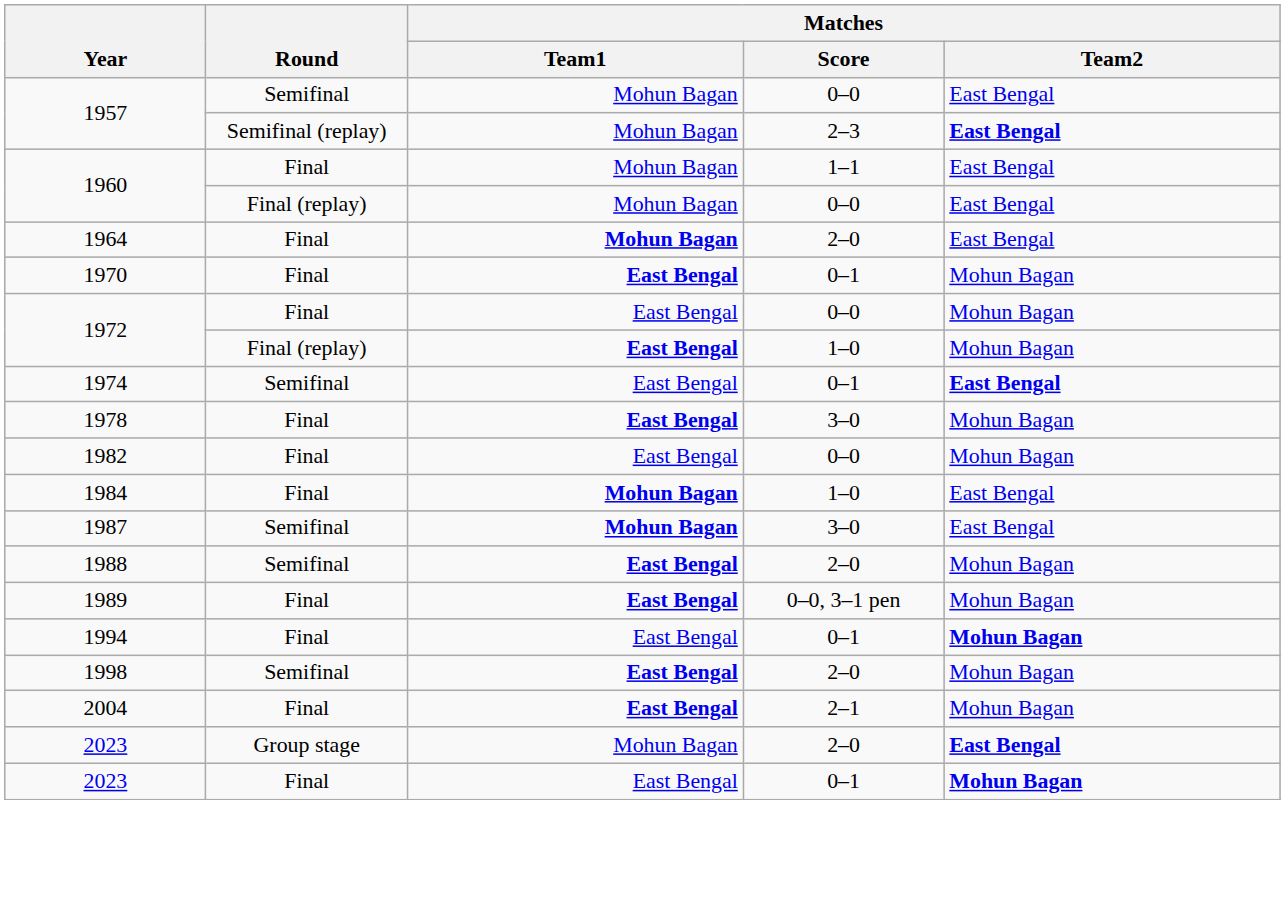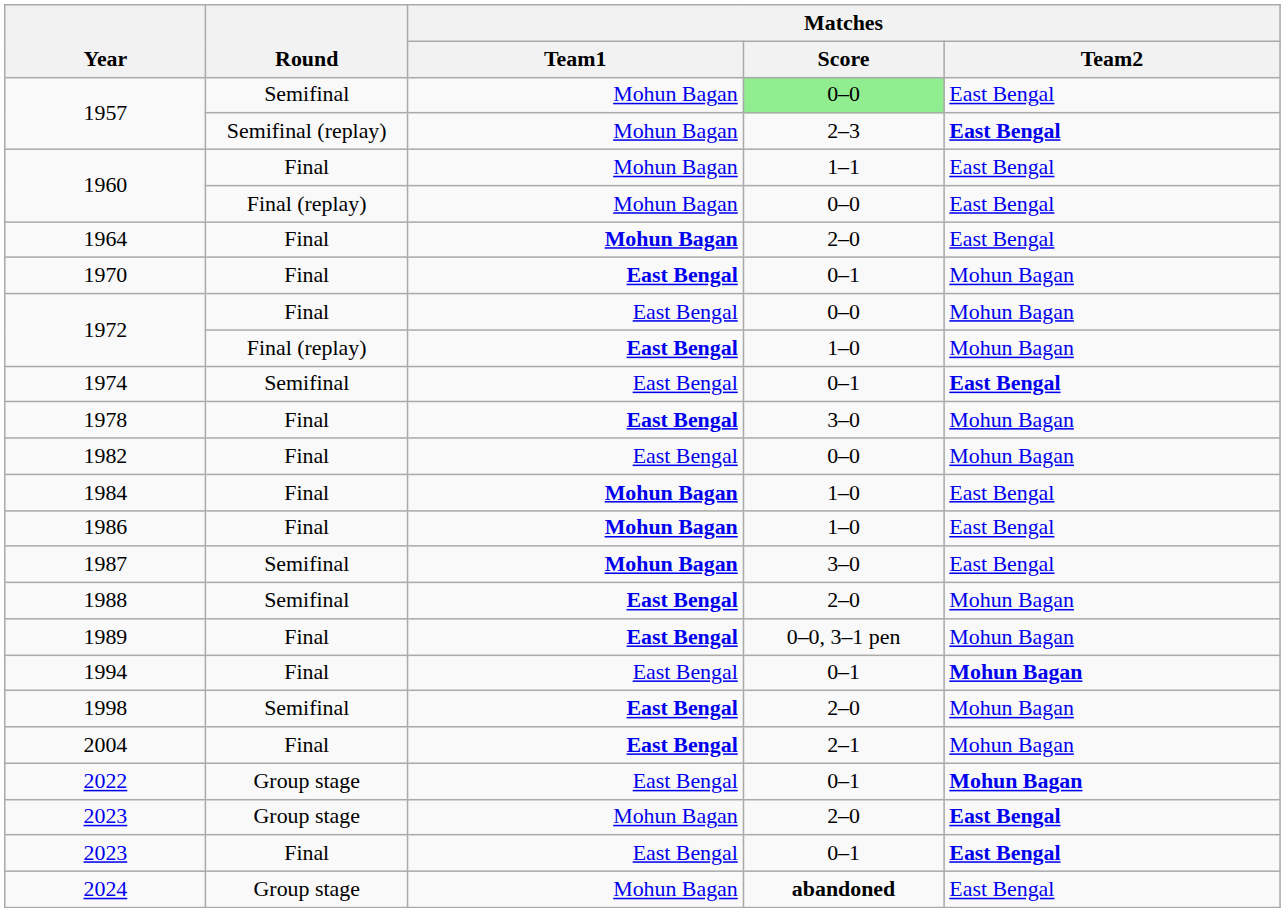(844, 95) no background -> (844, 95) lightgreen background
+ row: (105, 528)
+ row: (105, 781)
(1016, 781) Mohun Bagan -> (1005, 853) East Bengal
+ row: (105, 889)
